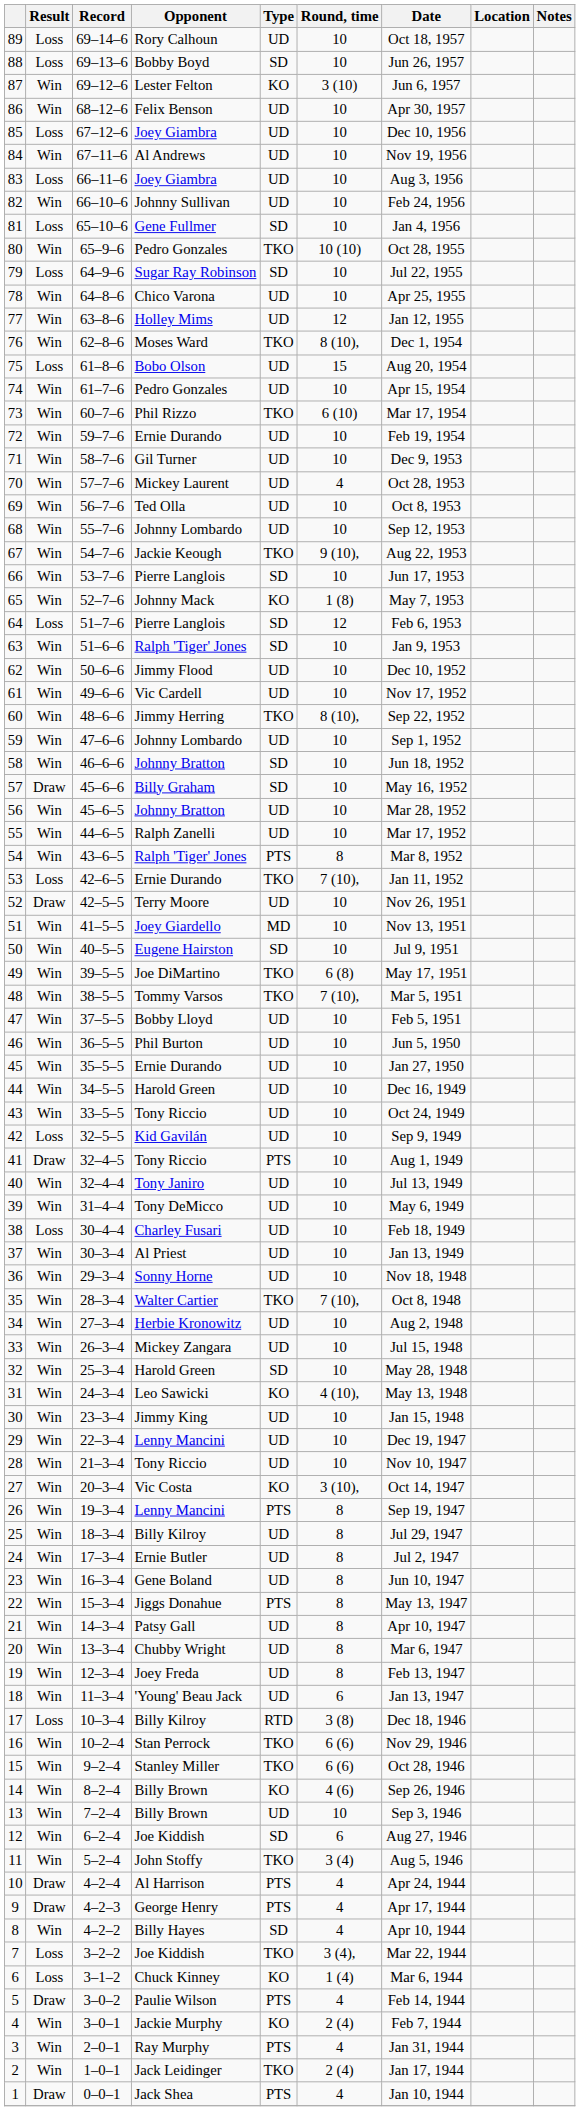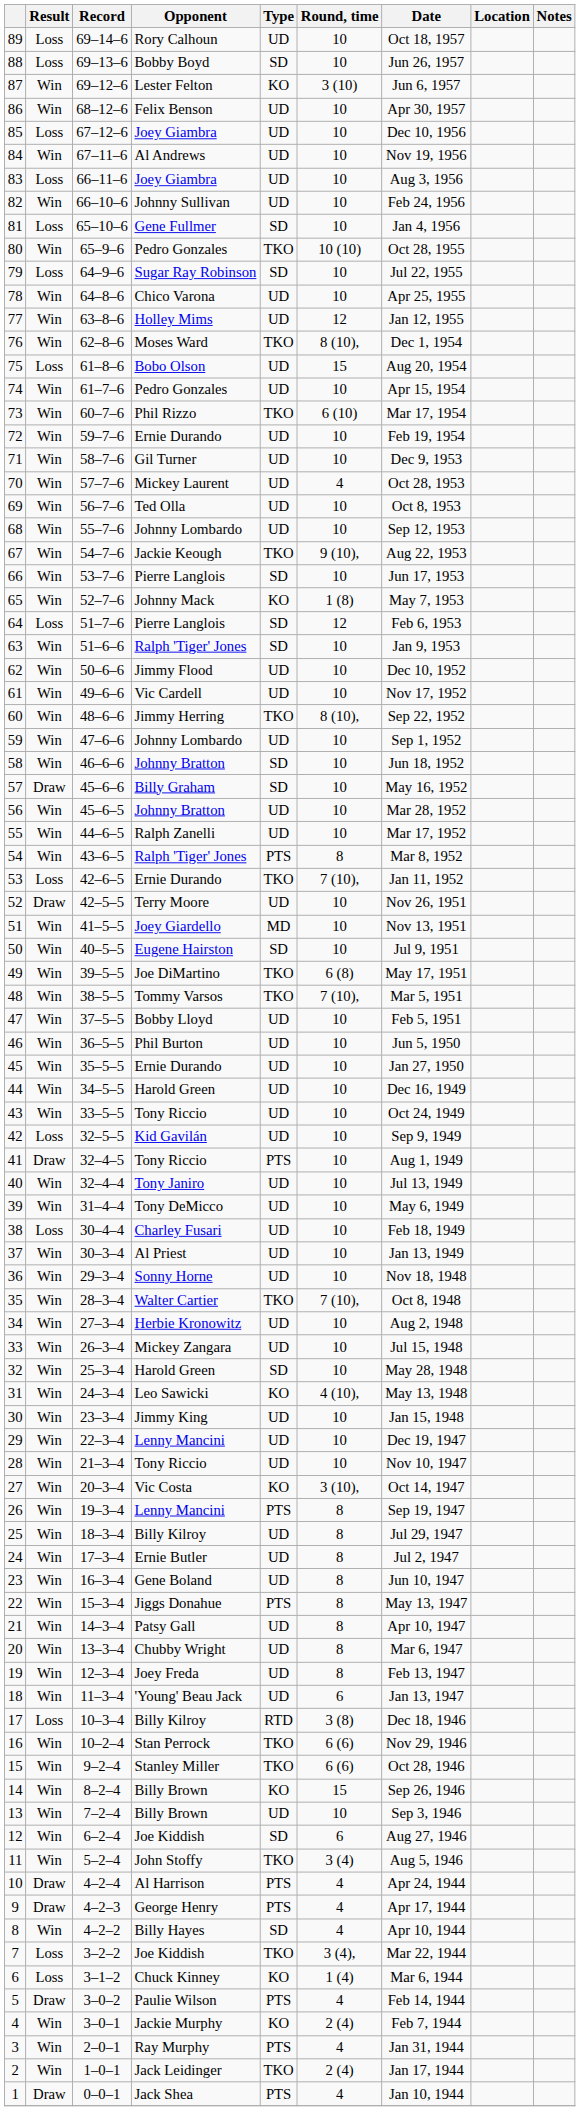(340, 1790) 4 (6) -> (340, 1790) 15
